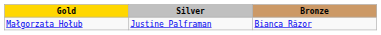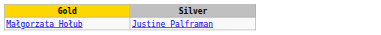- column: (314, 11)
